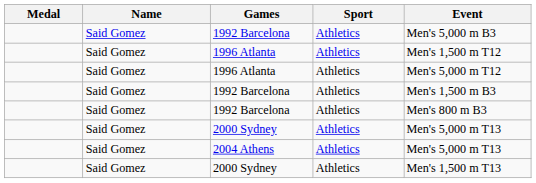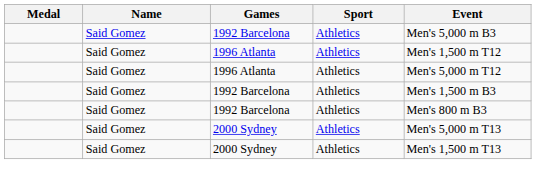- row: (44, 149)
